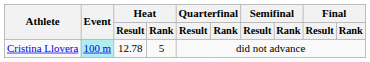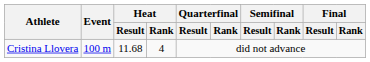(97, 49) paleturquoise background -> (97, 49) no background
(130, 49) 12.78 -> (130, 49) 11.68
(161, 49) 5 -> (161, 49) 4
